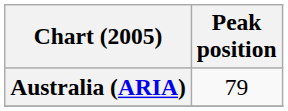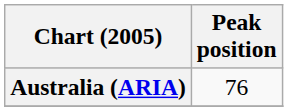(237, 86) 79 -> (237, 86) 76
